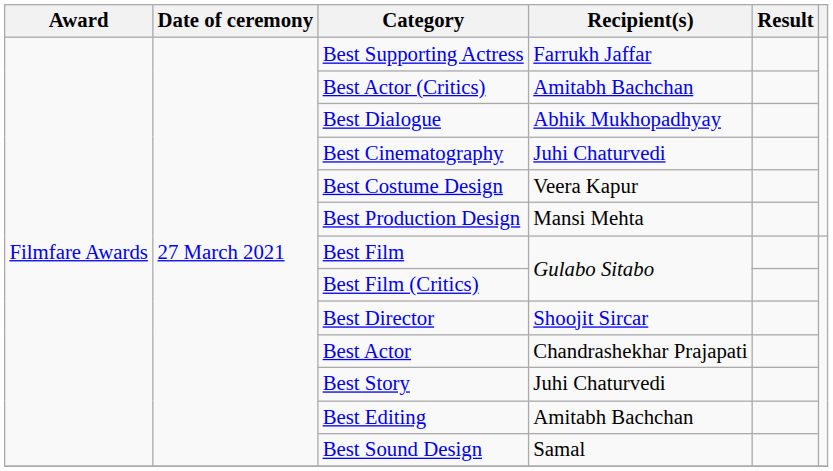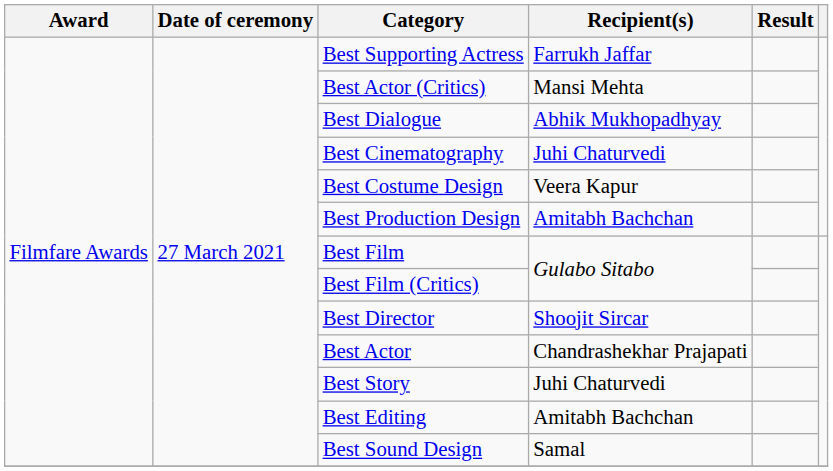(613, 86) Amitabh Bachchan -> (588, 86) Mansi Mehta
(588, 218) Mansi Mehta -> (613, 218) Amitabh Bachchan
